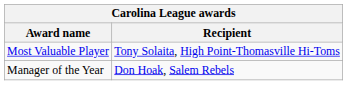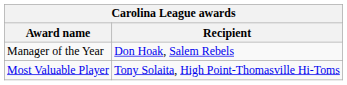rows swapped: (58, 51) <-> (55, 70)
